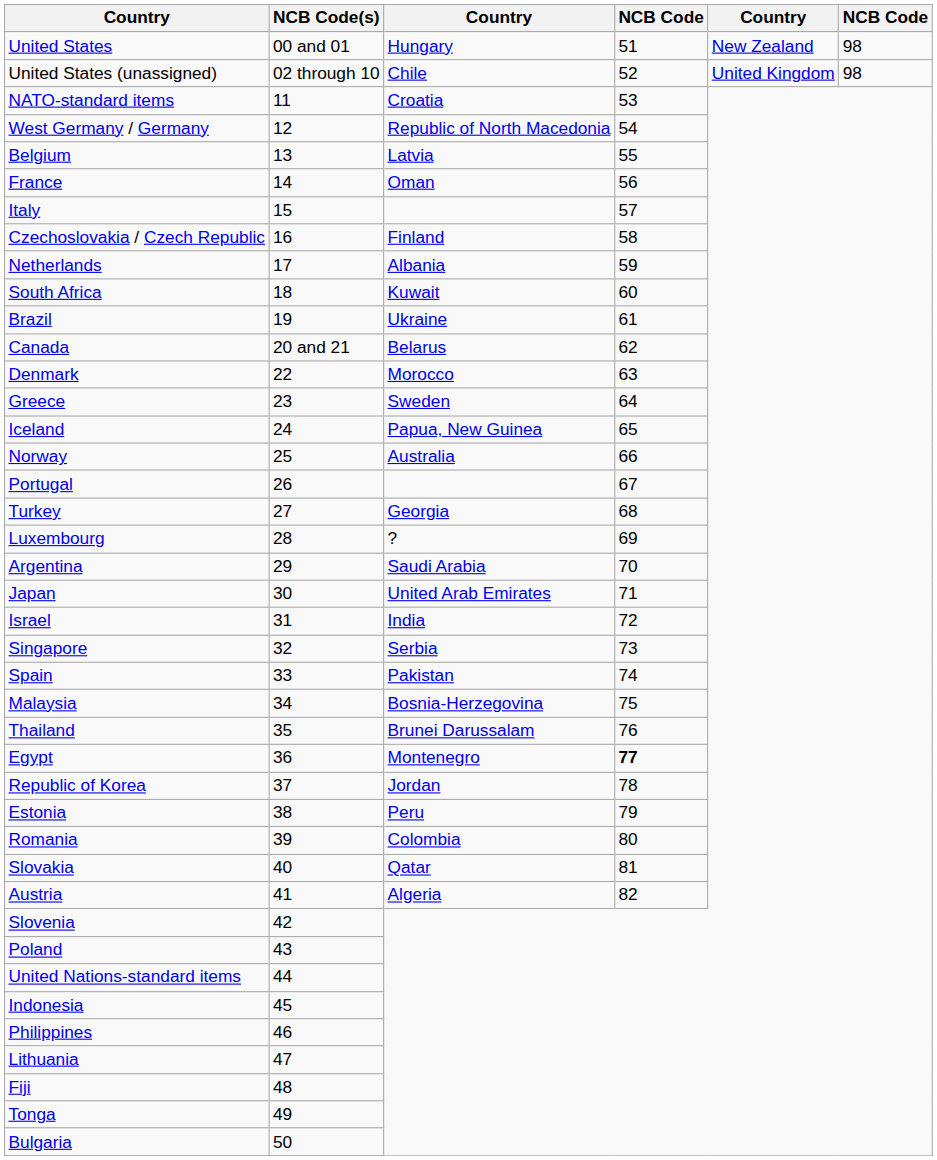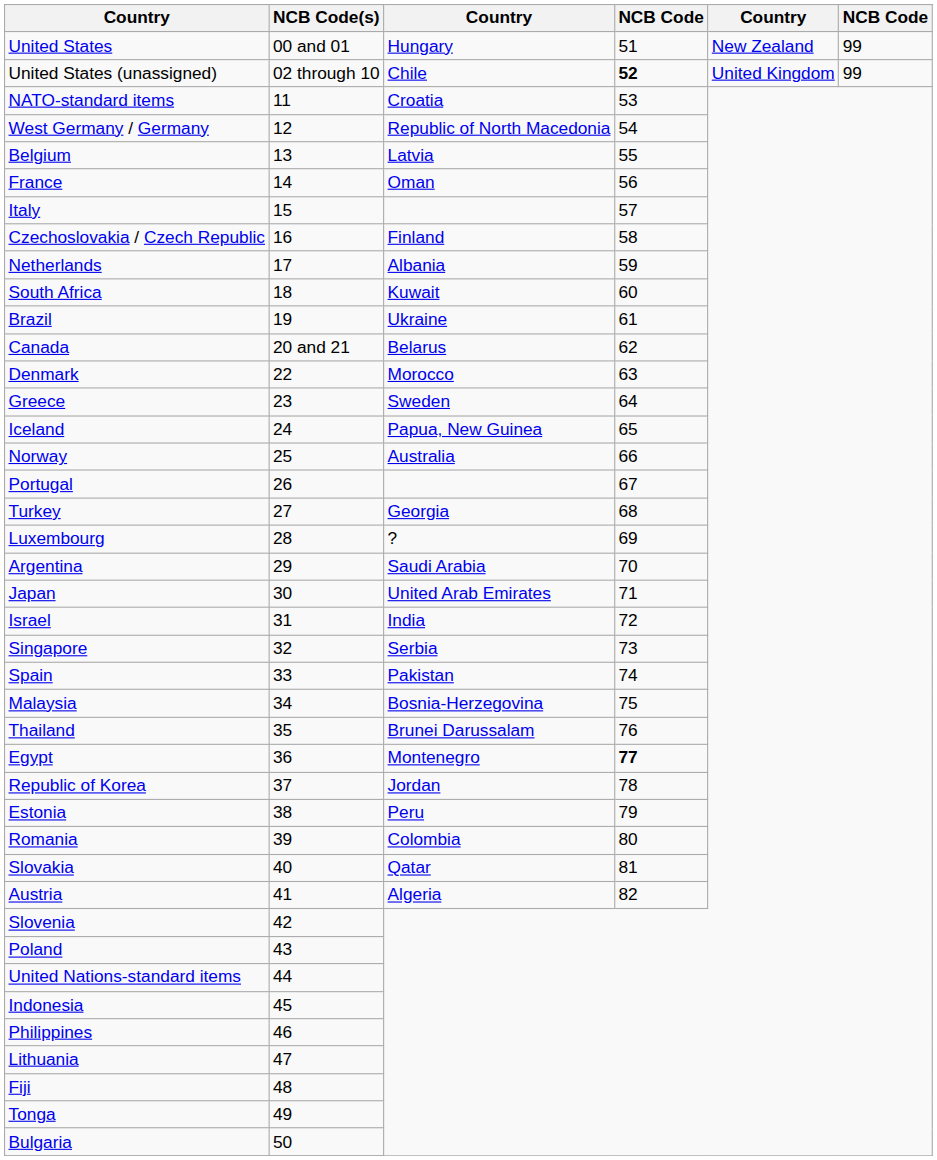(852, 45) 98 -> (852, 45) 99
(628, 73) normal -> (628, 73) bold
(852, 73) 98 -> (852, 73) 99
